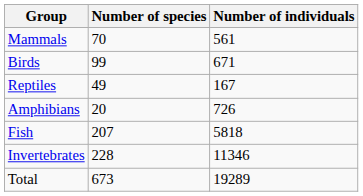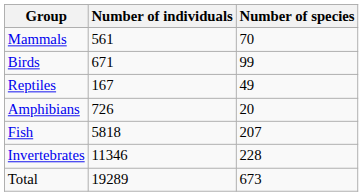columns swapped: (149, 16) <-> (284, 16)
